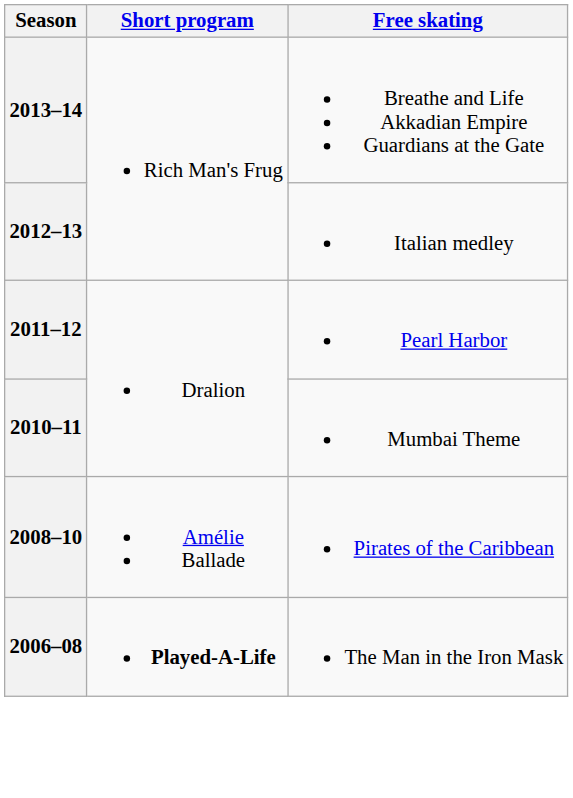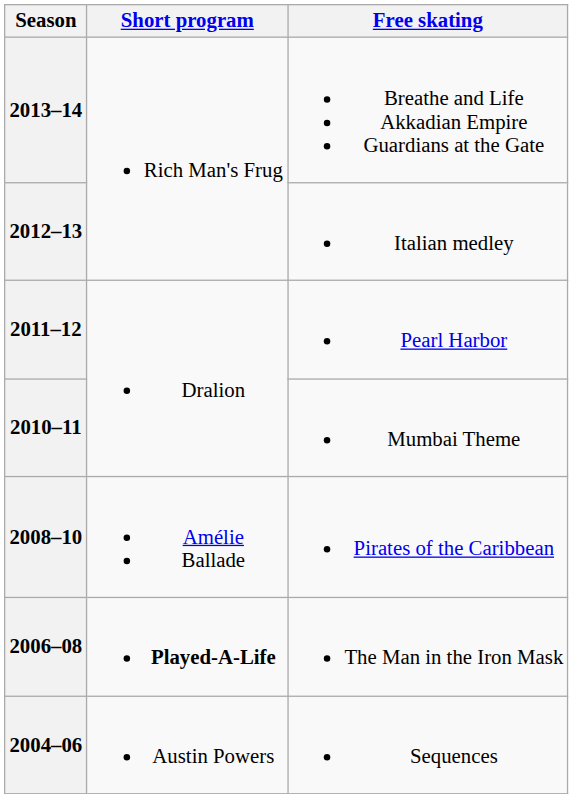+ row: (46, 744)
